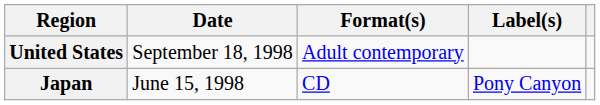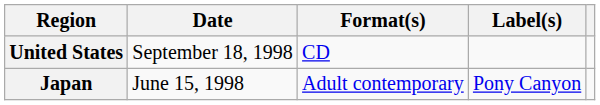(383, 52) Adult contemporary -> (316, 52) CD
(316, 83) CD -> (383, 83) Adult contemporary
